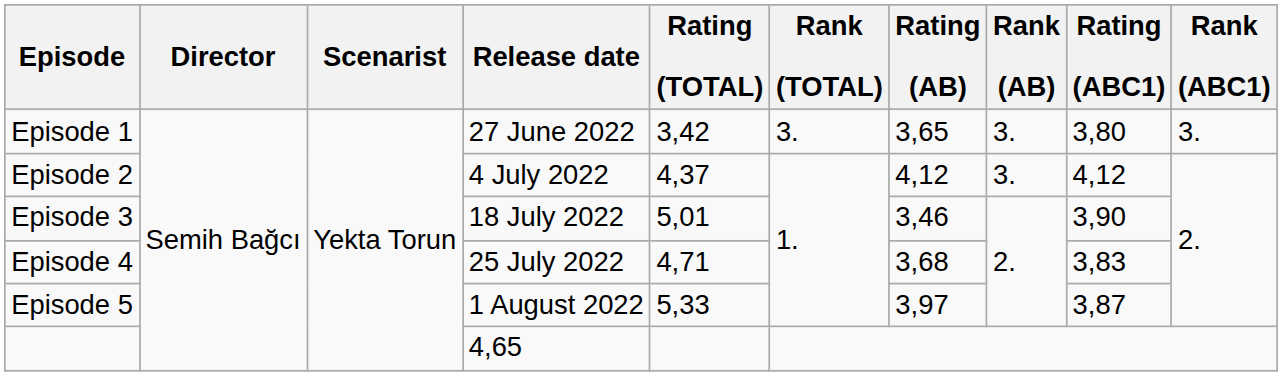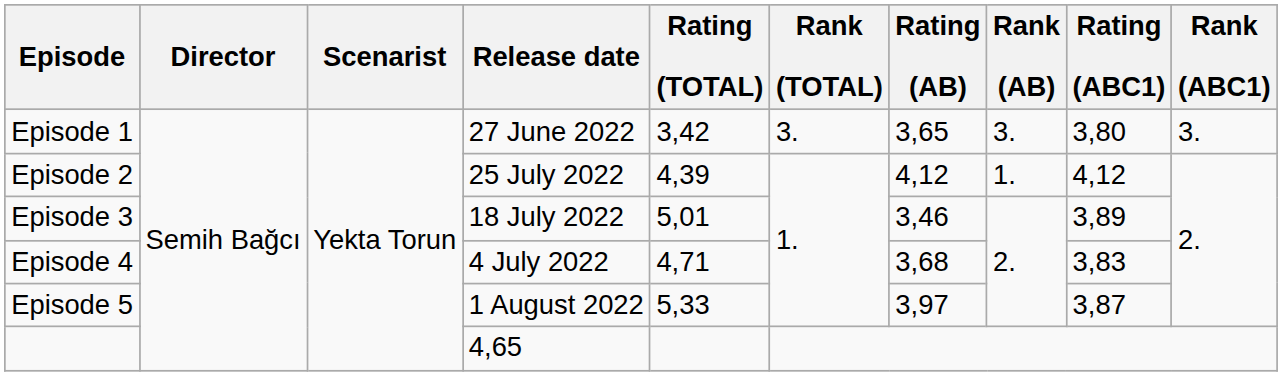(539, 174) 4 July 2022 -> (546, 174) 25 July 2022
(683, 174) 4,37 -> (683, 174) 4,39
(1005, 174) 3. -> (1005, 174) 1.
(1099, 217) 3,90 -> (1099, 217) 3,89
(546, 261) 25 July 2022 -> (539, 261) 4 July 2022
